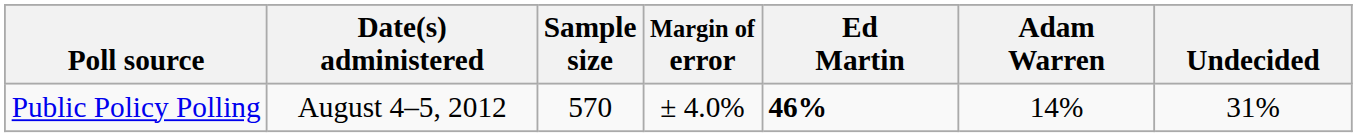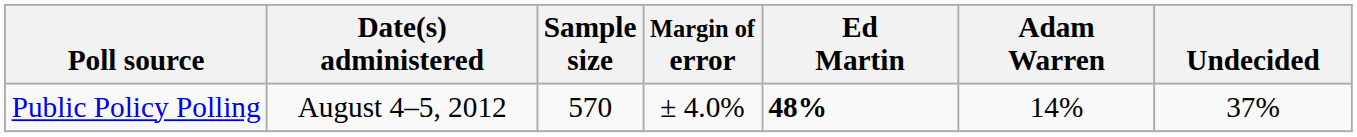(798, 107) 46% -> (798, 107) 48%
(1253, 107) 31% -> (1253, 107) 37%
